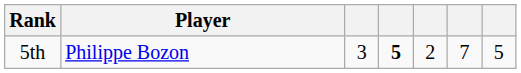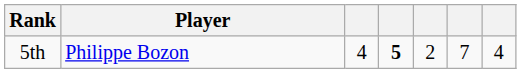(362, 52) 3 -> (362, 52) 4
(499, 52) 5 -> (499, 52) 4
